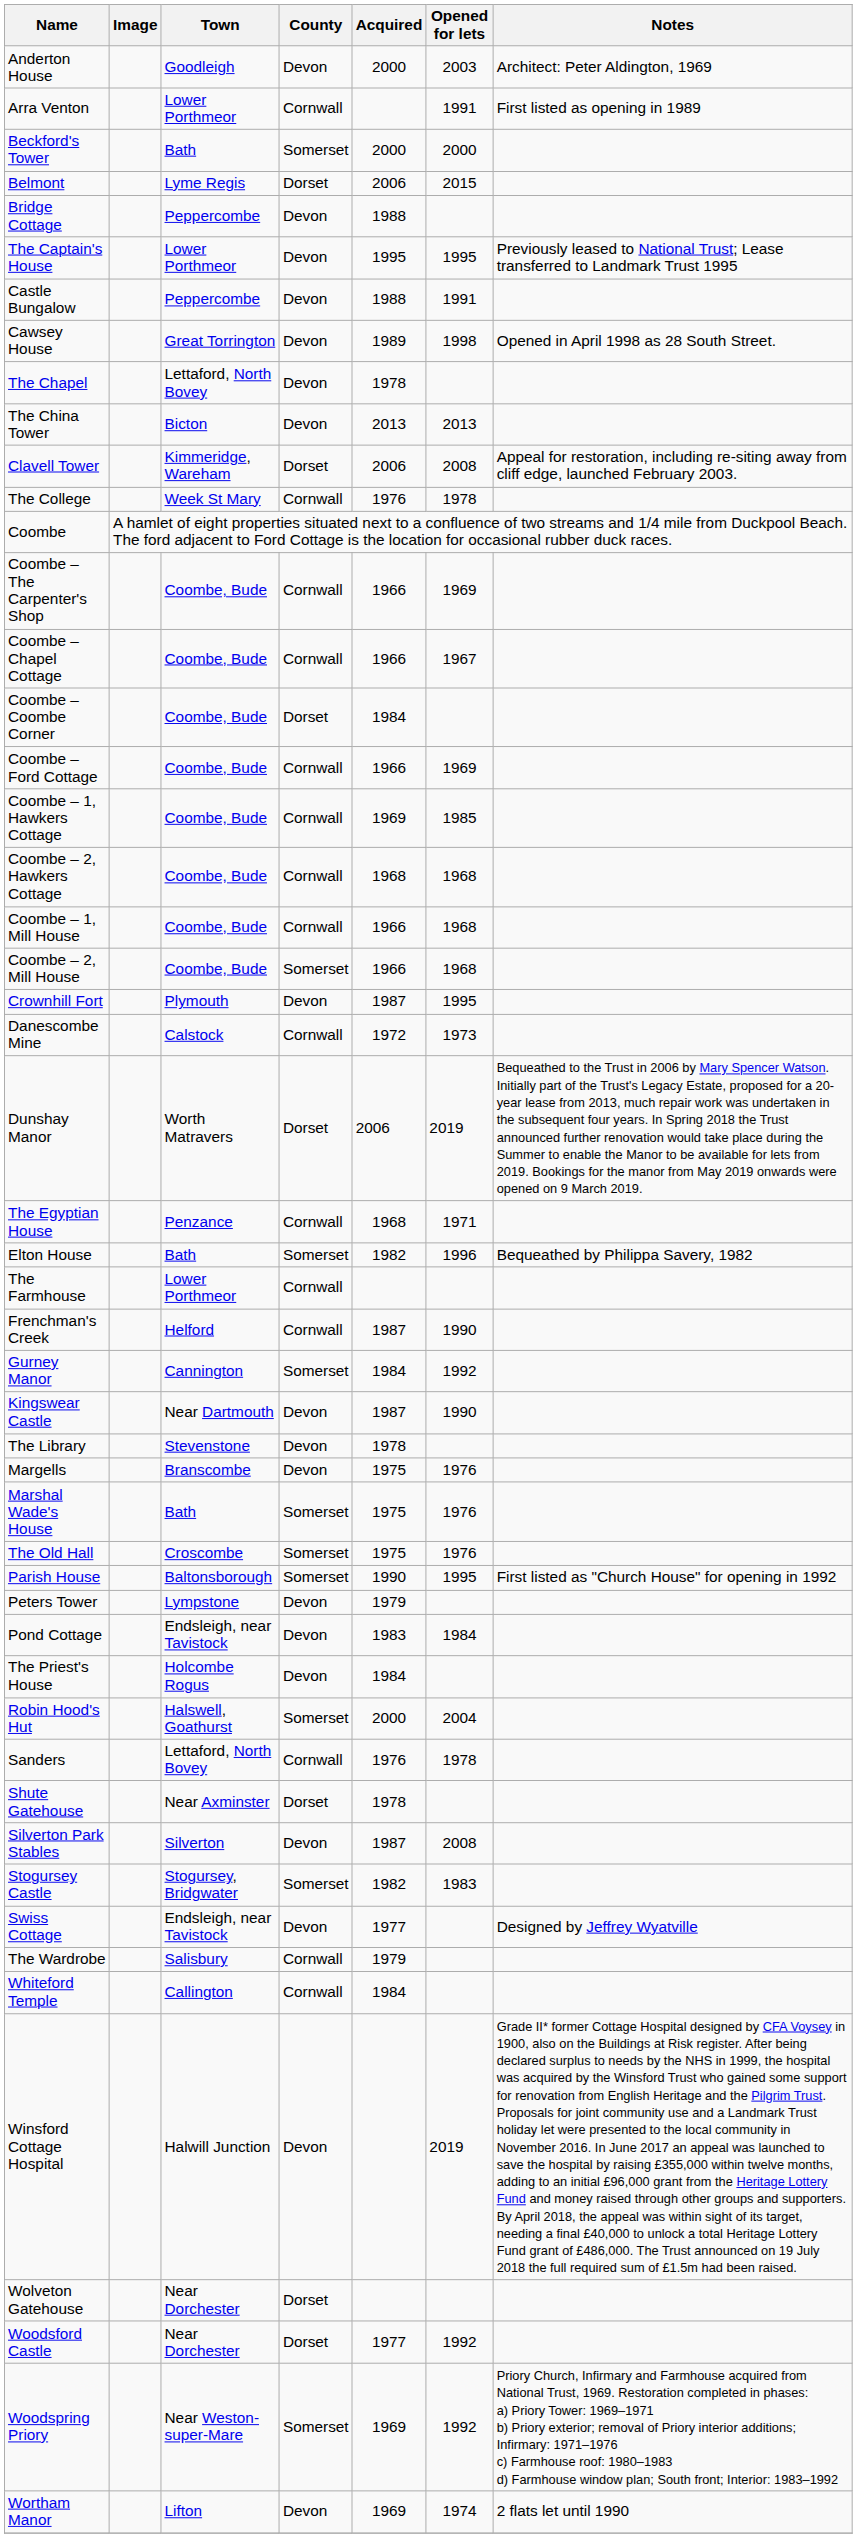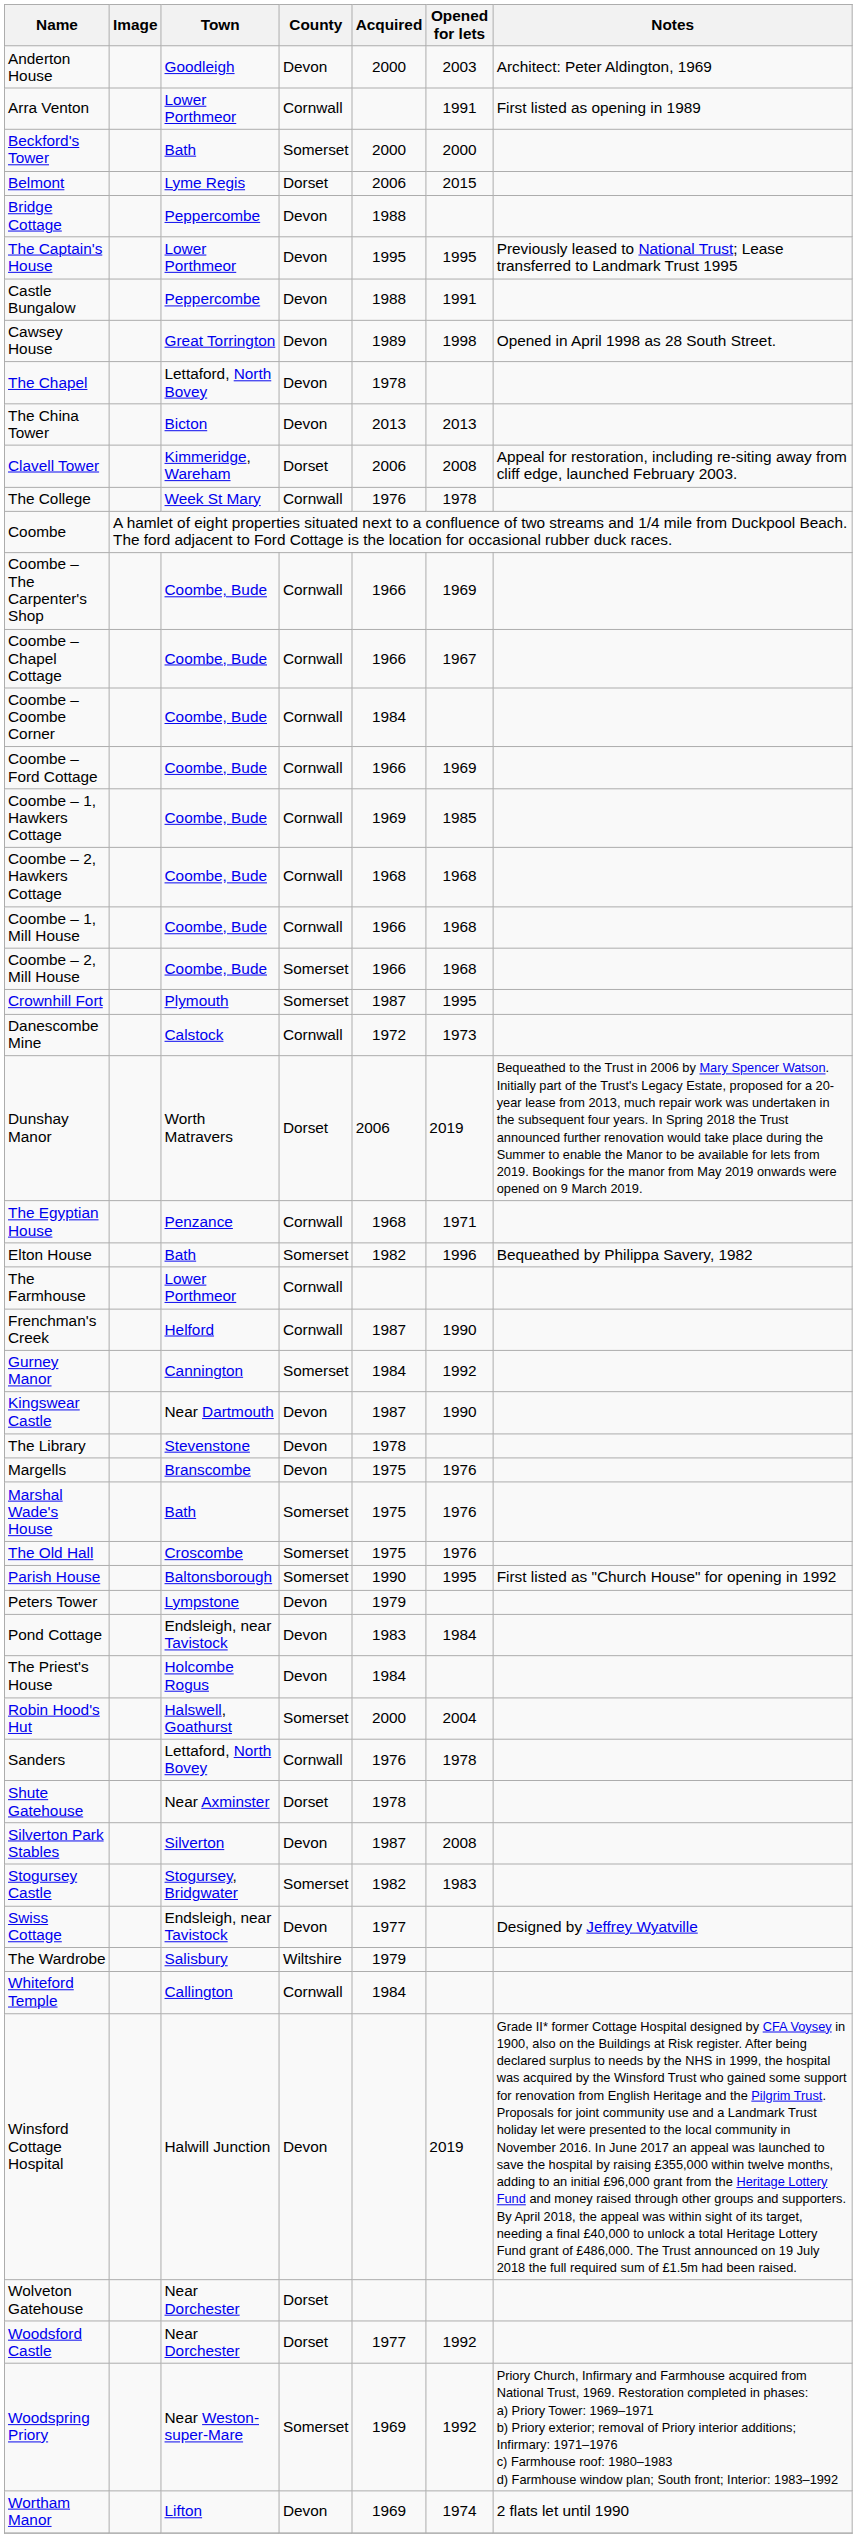(306, 717) Dorset -> (313, 717) Cornwall
(305, 1001) Devon -> (316, 1001) Somerset
(313, 1959) Cornwall -> (312, 1959) Wiltshire
